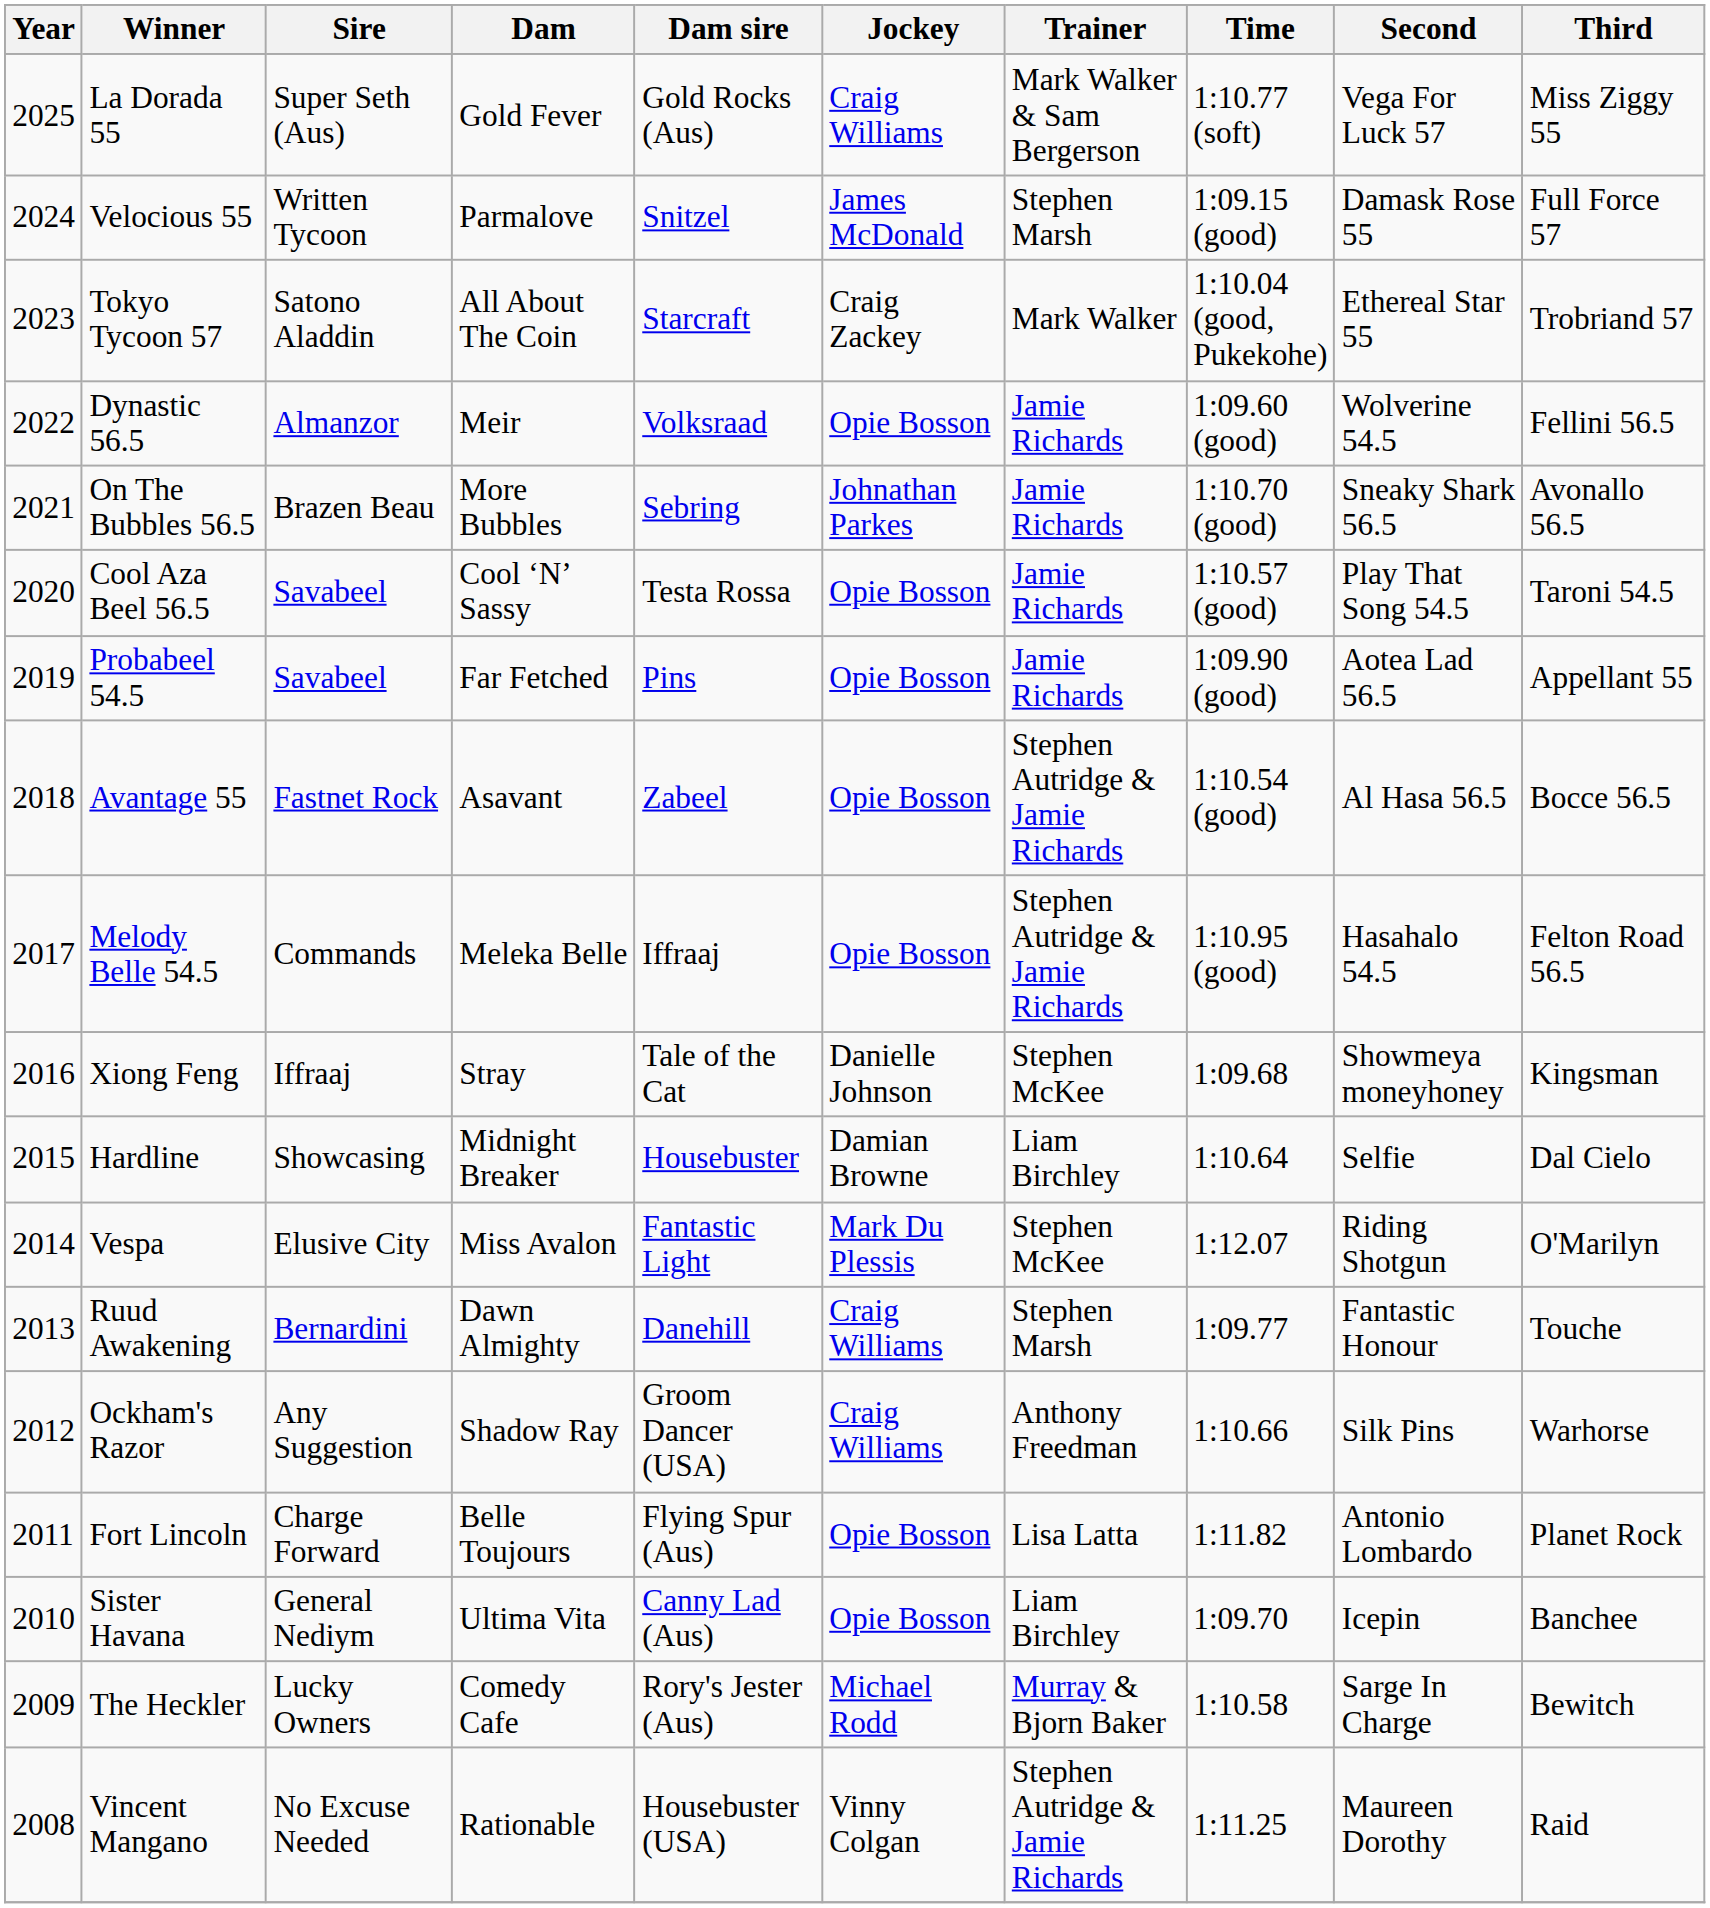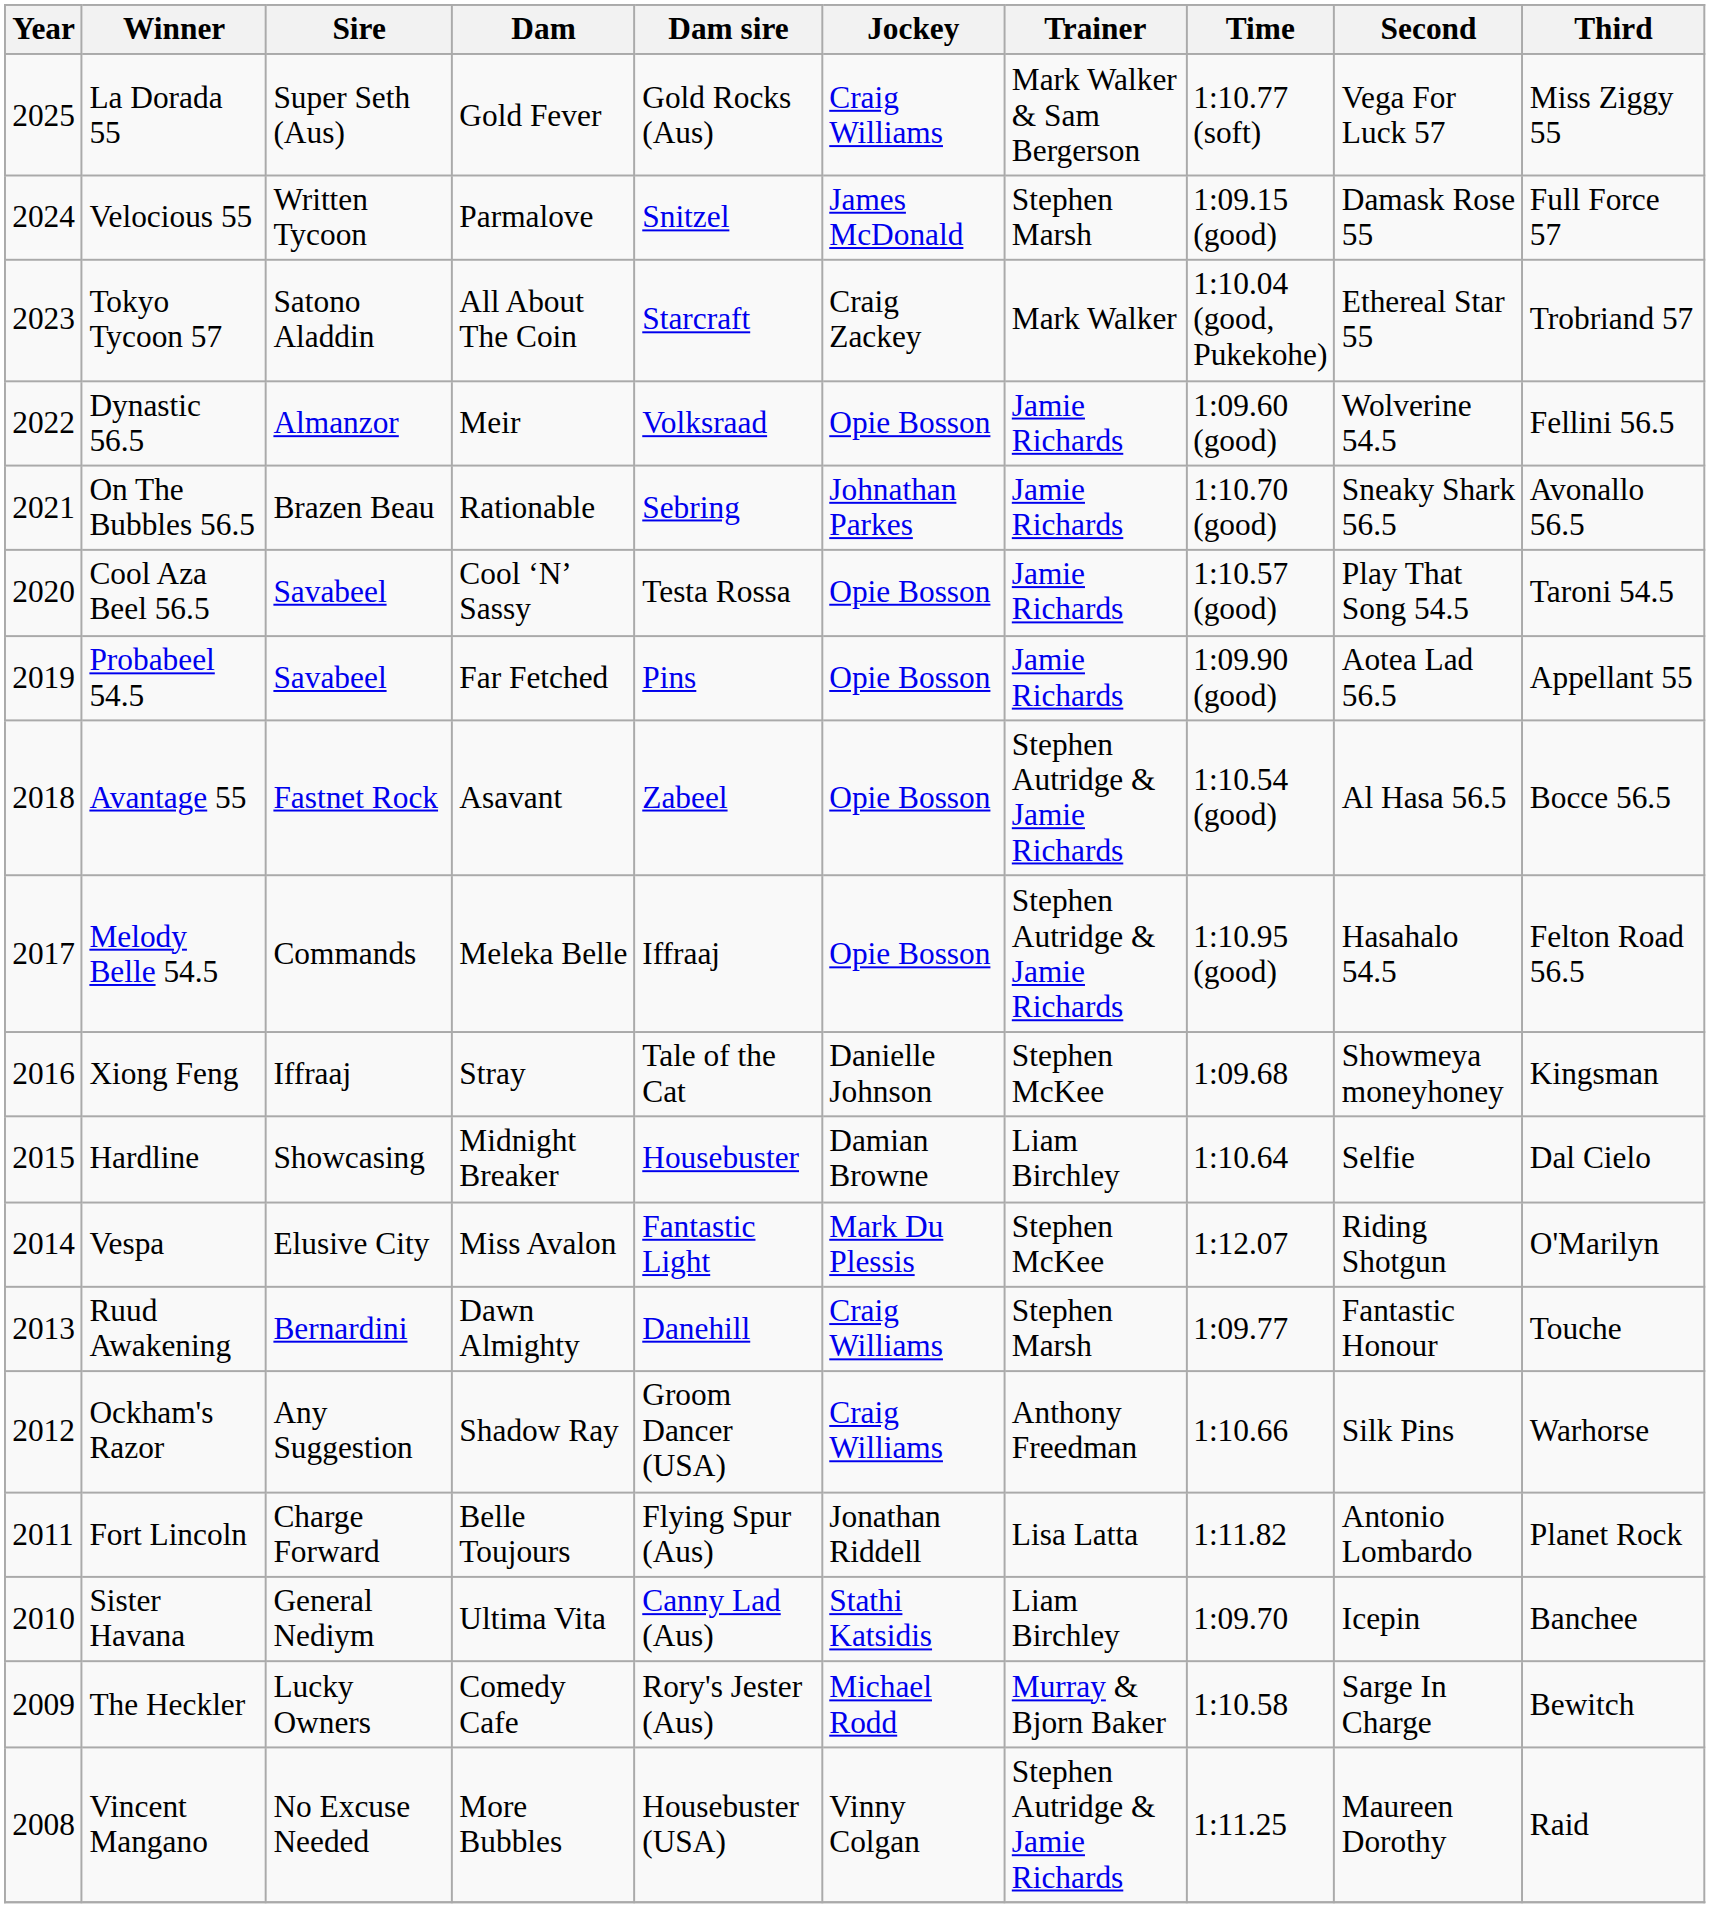(511, 507) More Bubbles -> (527, 507) Rationable
(910, 1533) Opie Bosson -> (885, 1533) Jonathan Riddell
(910, 1618) Opie Bosson -> (881, 1618) Stathi Katsidis
(527, 1824) Rationable -> (511, 1824) More Bubbles
